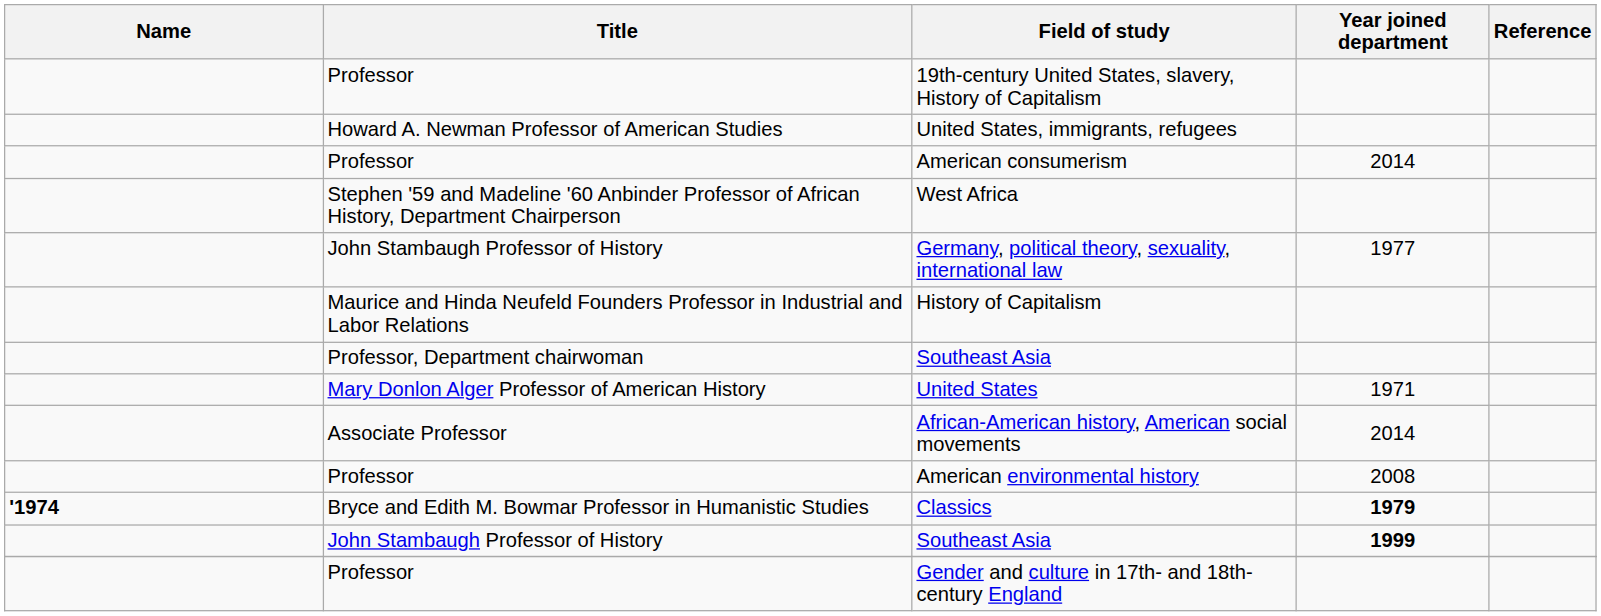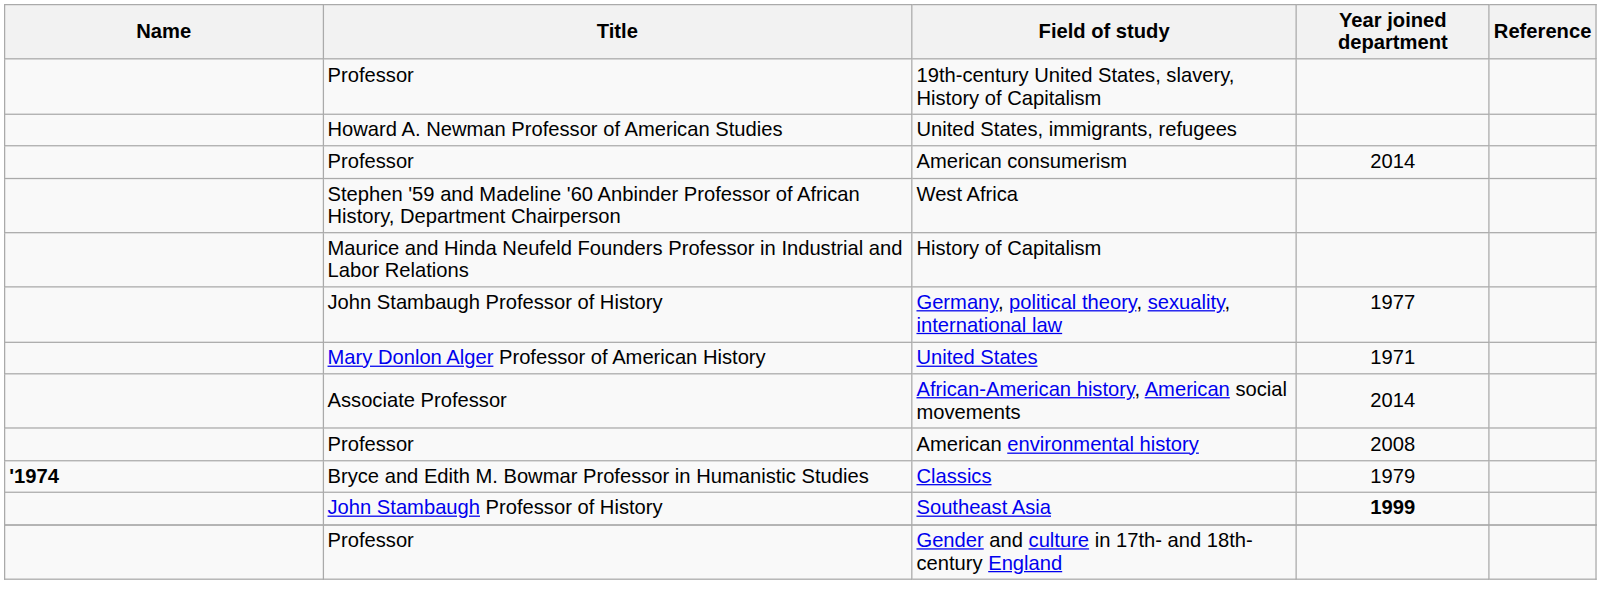rows swapped: (495, 248) <-> (615, 314)
- row: (486, 357)
(1393, 508) bold -> (1393, 476) normal
